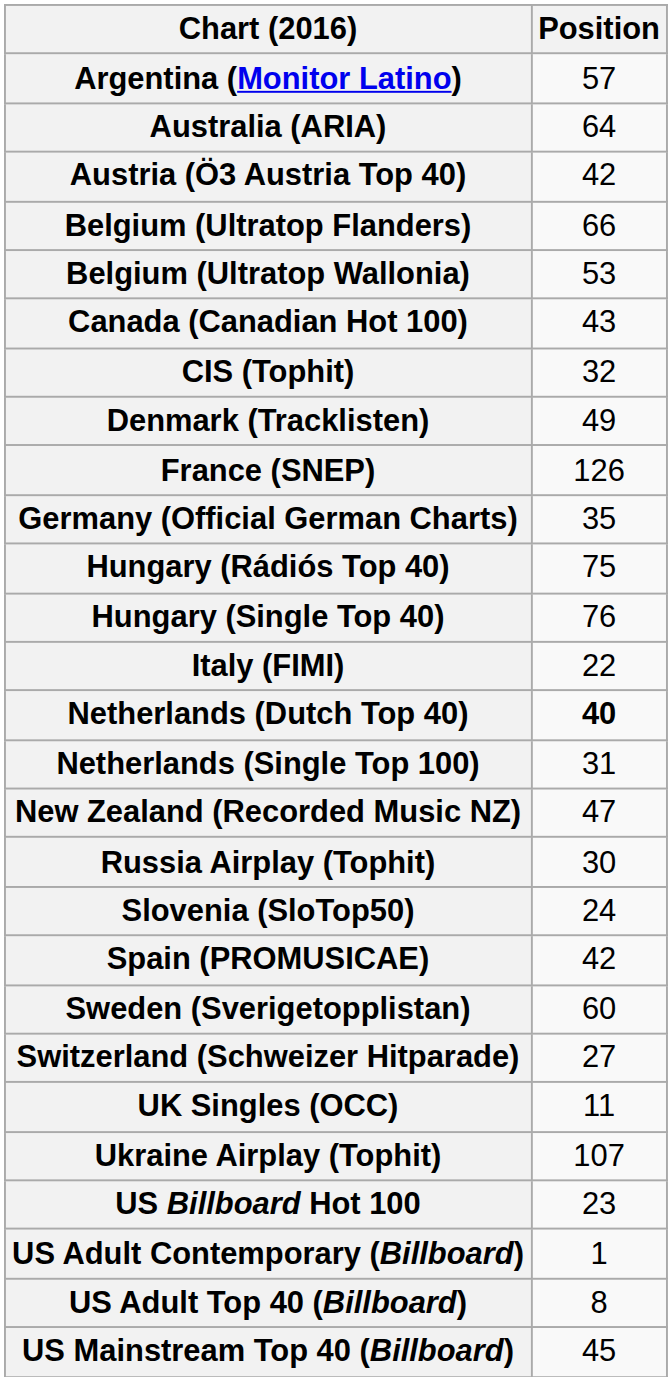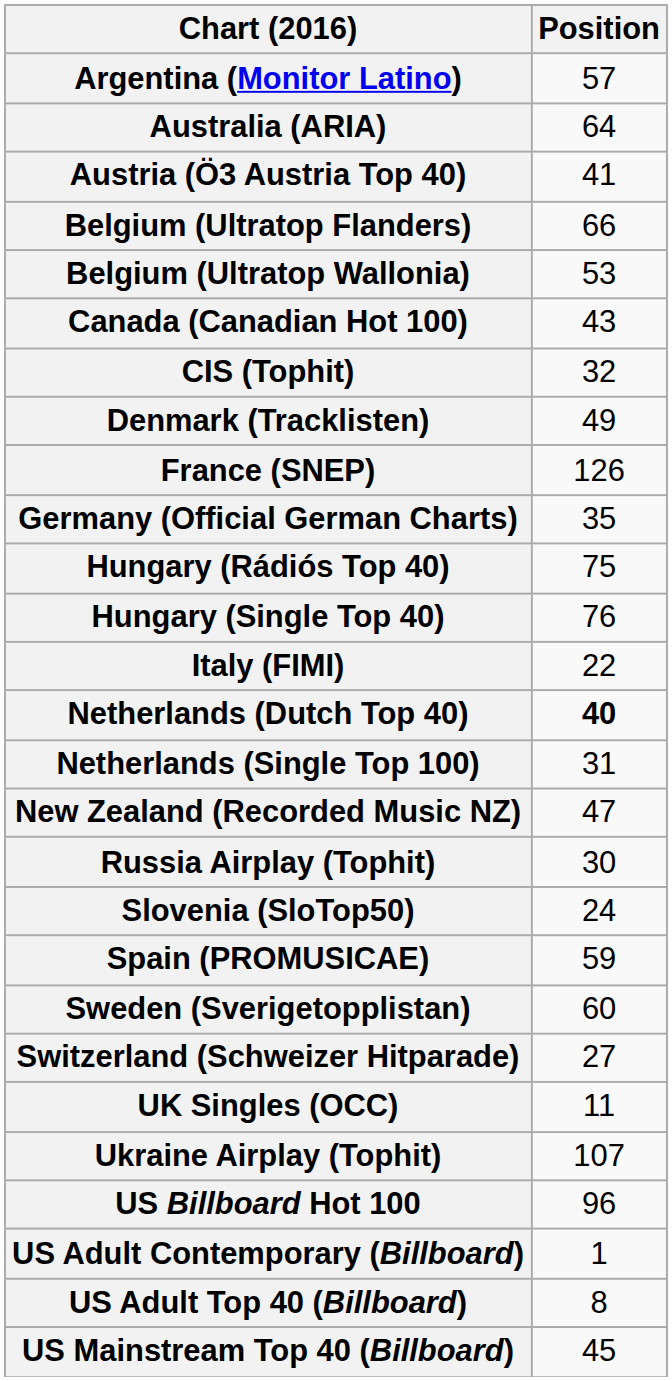(599, 175) 42 -> (599, 175) 41
(599, 959) 42 -> (599, 959) 59
(599, 1204) 23 -> (599, 1204) 96
